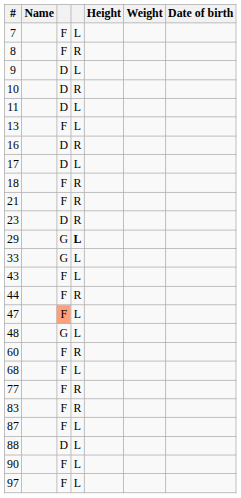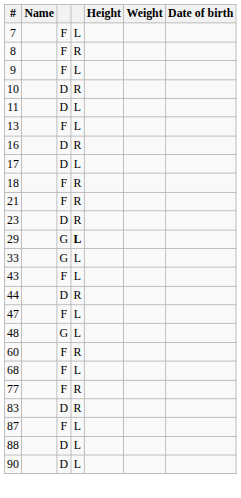(64, 70) D -> (64, 70) F
(64, 295) F -> (64, 295) D
(64, 314) lightsalmon background -> (64, 314) no background
(64, 408) F -> (64, 408) D
(64, 464) F -> (64, 464) D
- row: (13, 483)
